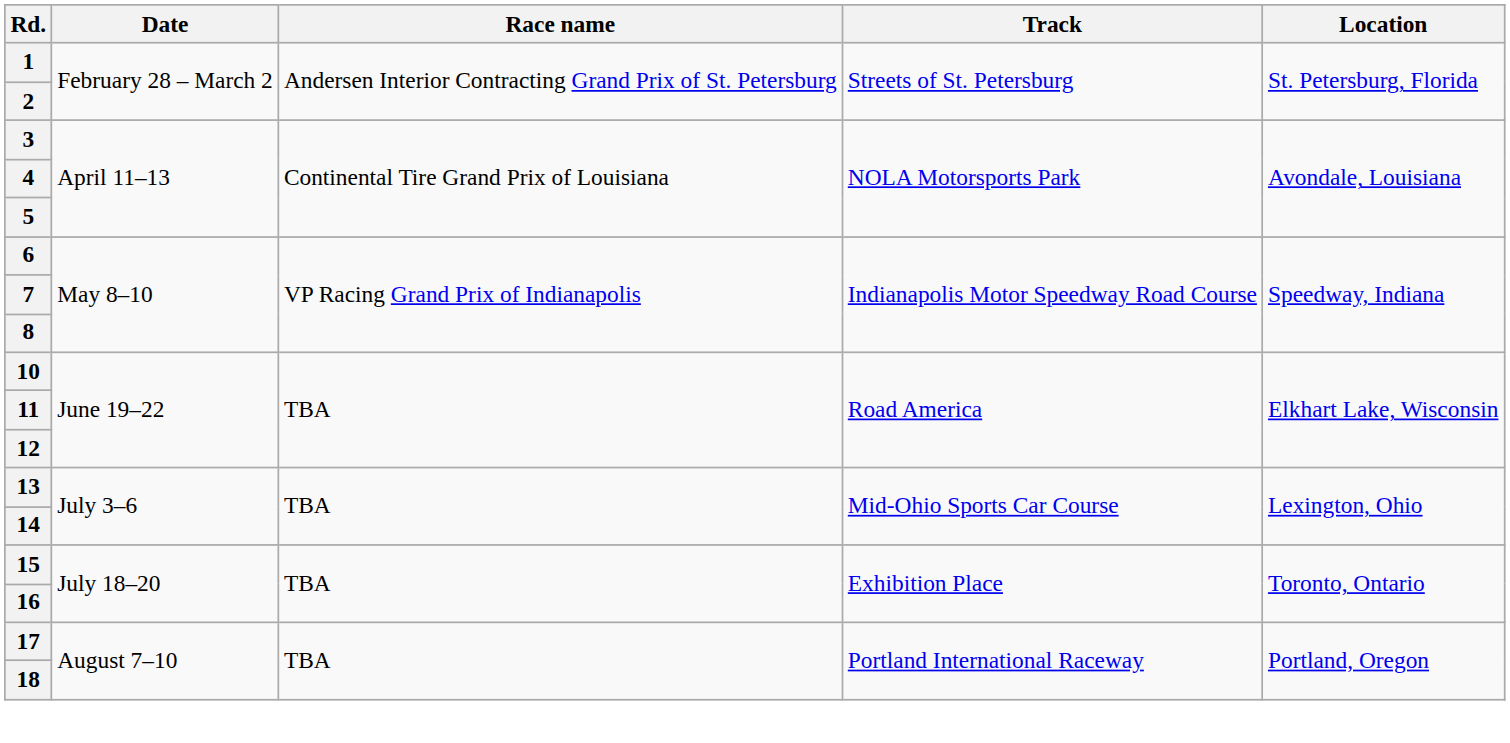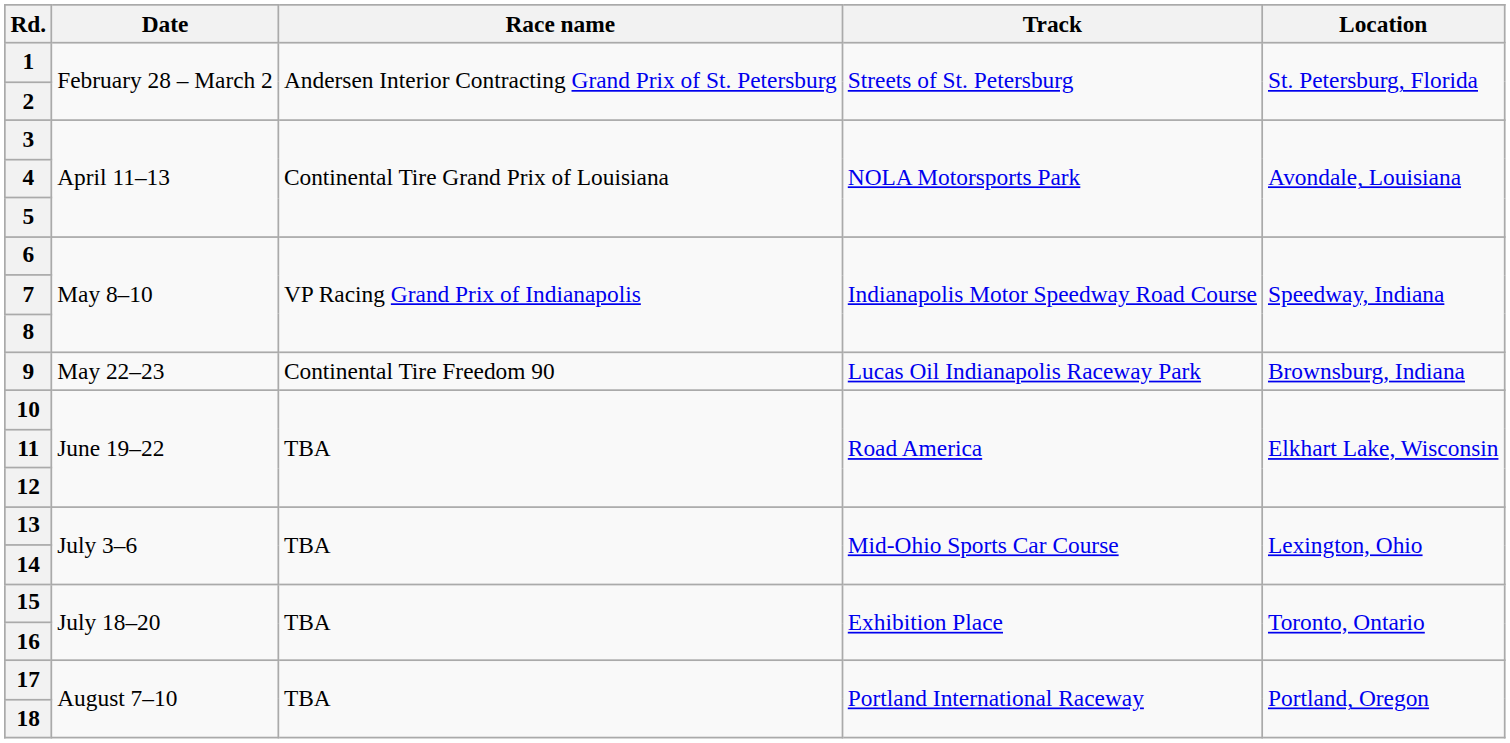+ row: (28, 370)
